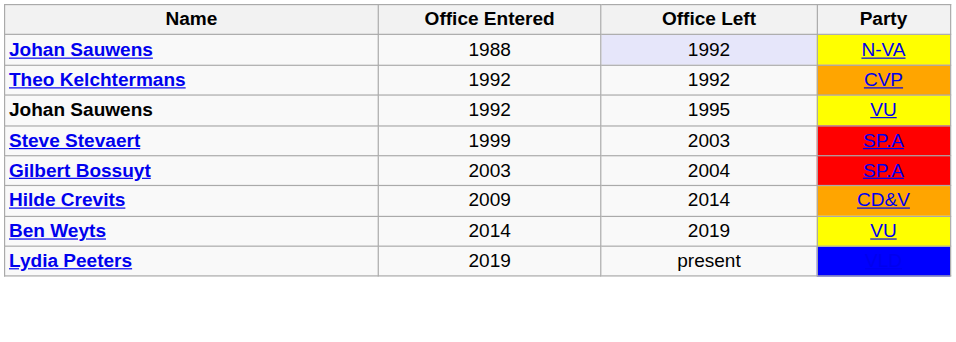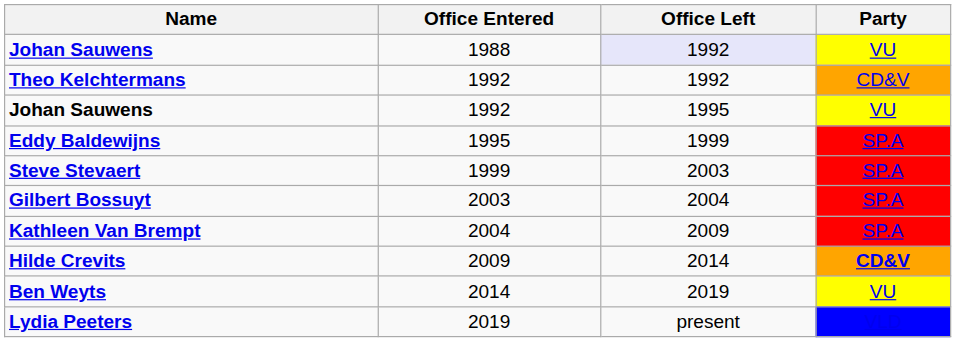(883, 49) N-VA -> (883, 49) VU
(883, 79) CVP -> (883, 79) CD&V
+ row: (85, 140)
+ row: (105, 230)
(883, 200) normal -> (883, 261) bold
